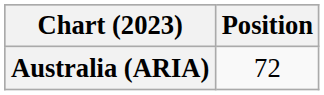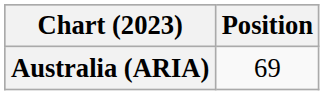(267, 67) 72 -> (267, 67) 69
